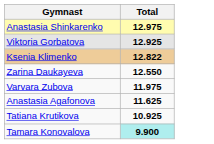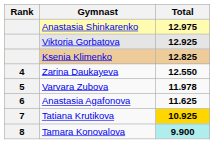+ column: (22, 12)
(147, 57) 12.822 -> (183, 57) 12.825
(147, 87) 11.975 -> (183, 87) 11.978
(147, 116) no background -> (183, 116) gold background
